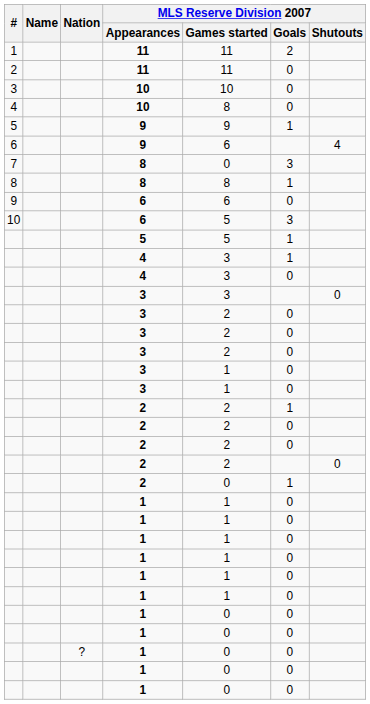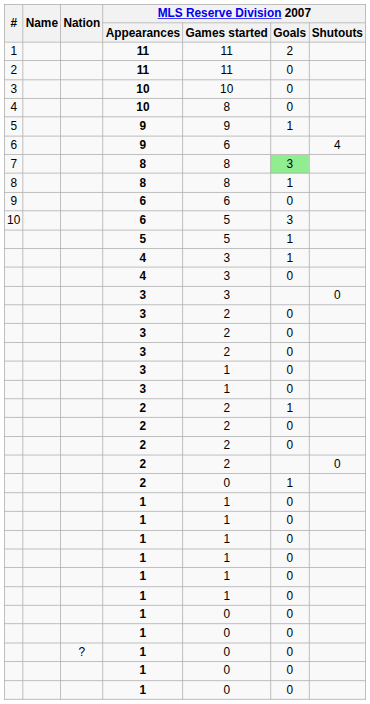(227, 164) 0 -> (227, 164) 8
(290, 164) no background -> (290, 164) lightgreen background
